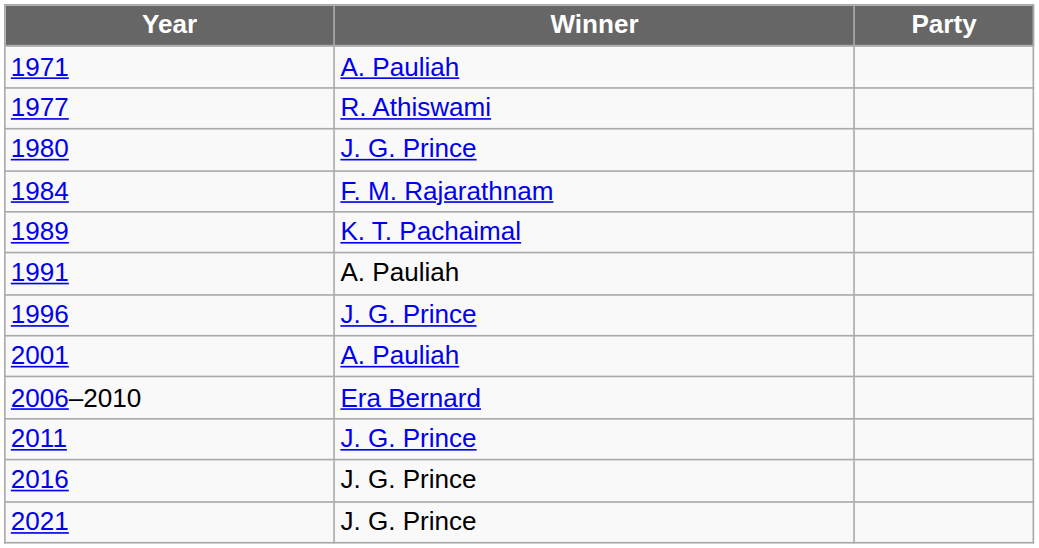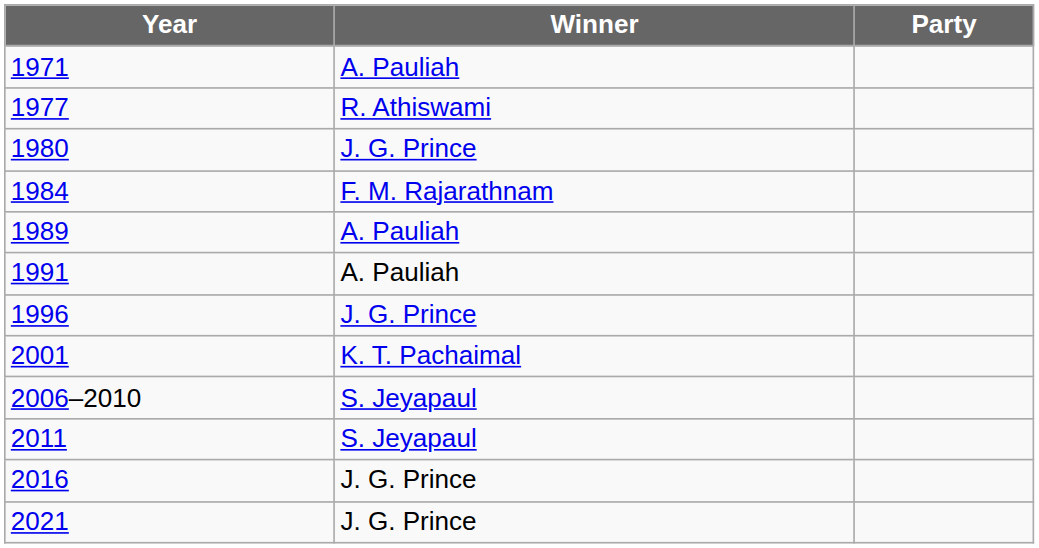(431, 231) K. T. Pachaimal -> (400, 231) A. Pauliah
(400, 356) A. Pauliah -> (431, 356) K. T. Pachaimal
(411, 397) Era Bernard -> (409, 397) S. Jeyapaul
(409, 438) J. G. Prince -> (409, 438) S. Jeyapaul
